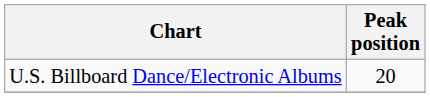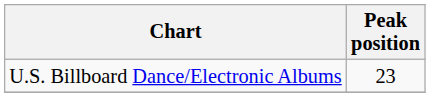(386, 75) 20 -> (386, 75) 23
